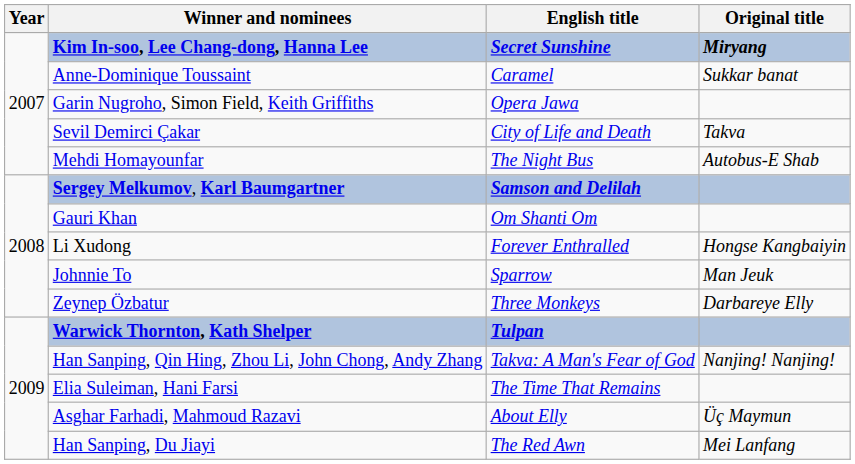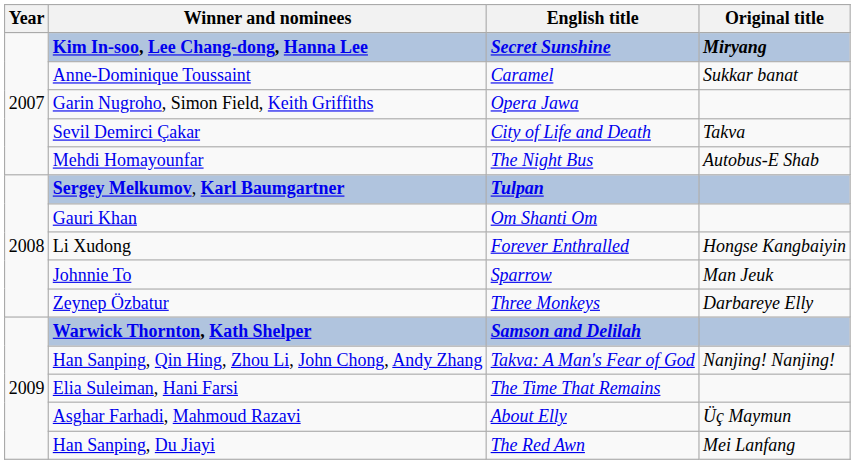(566, 189) Samson and Delilah -> (517, 189) Tulpan
(517, 331) Tulpan -> (566, 331) Samson and Delilah
